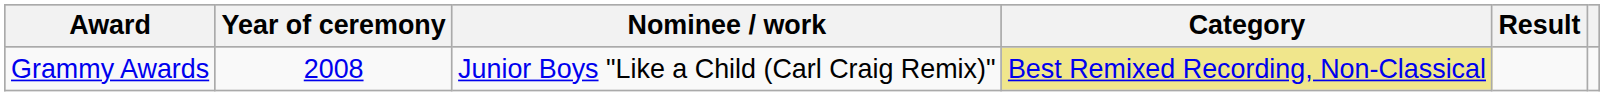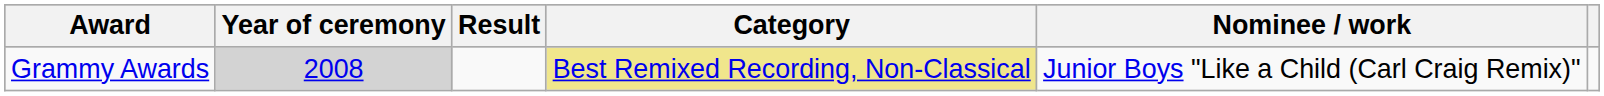columns swapped: (727, 25) <-> (1539, 25)
(334, 68) no background -> (334, 68) lightgrey background
